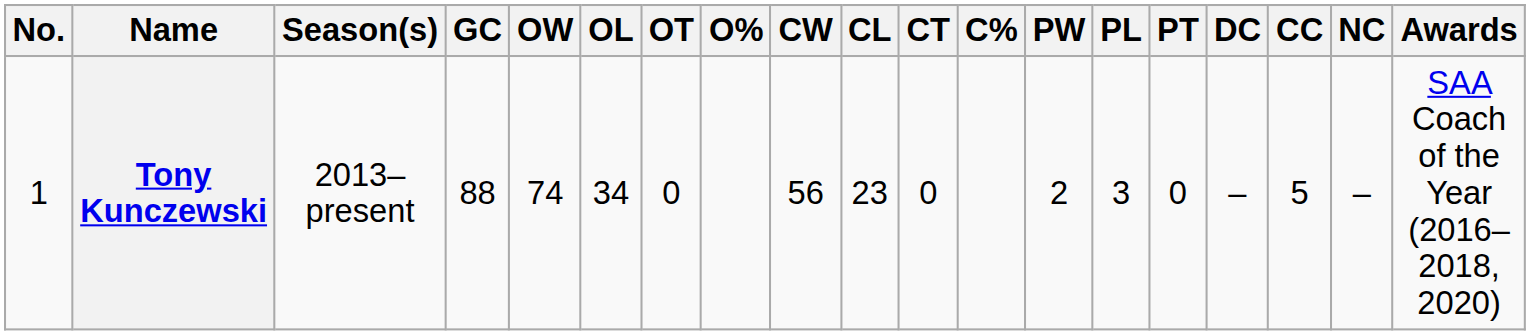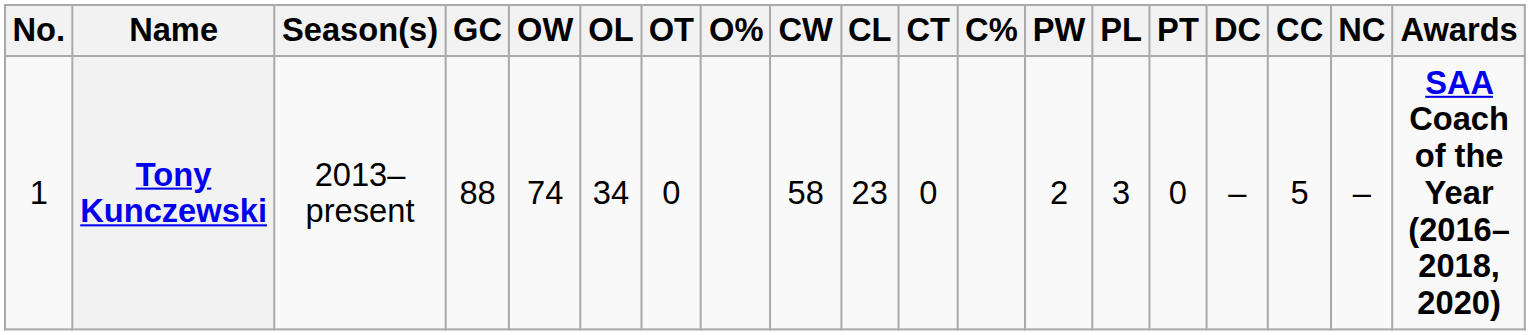(806, 192) 56 -> (806, 192) 58
(1459, 192) normal -> (1459, 192) bold
